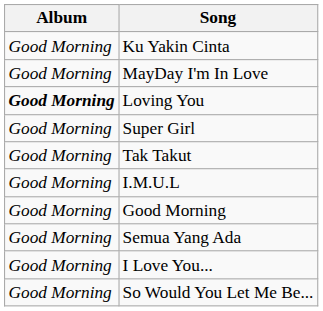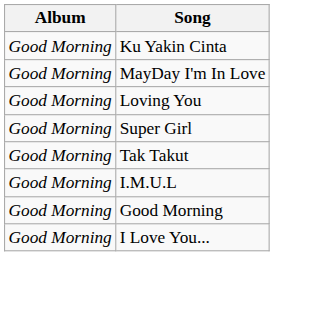(62, 100) bold -> (60, 100) normal
- row: (182, 237)
- row: (218, 292)
